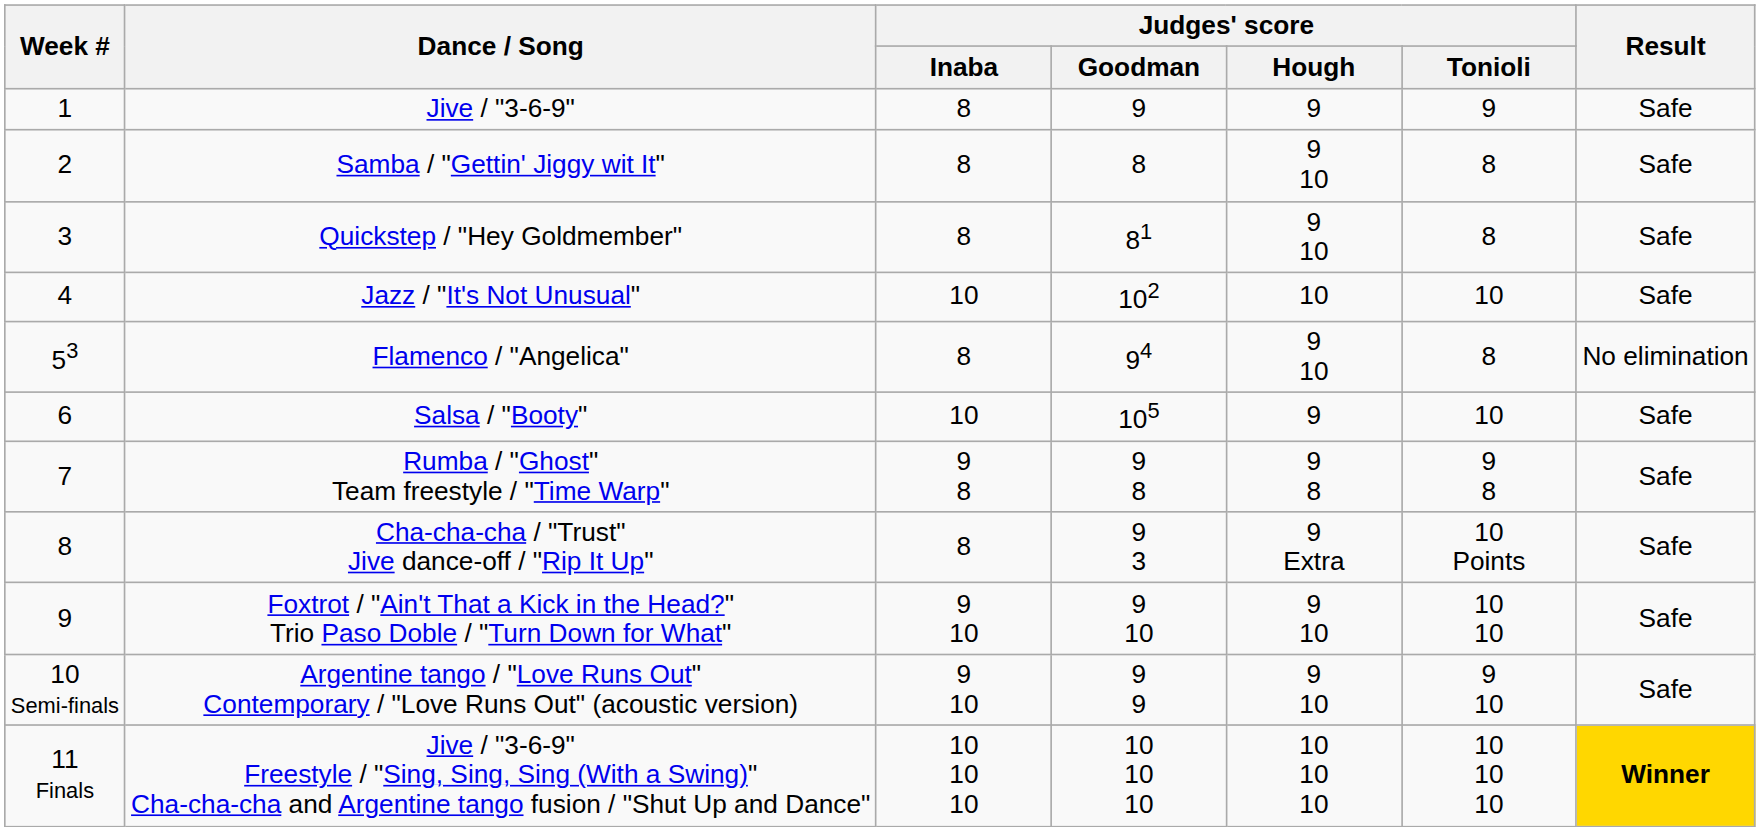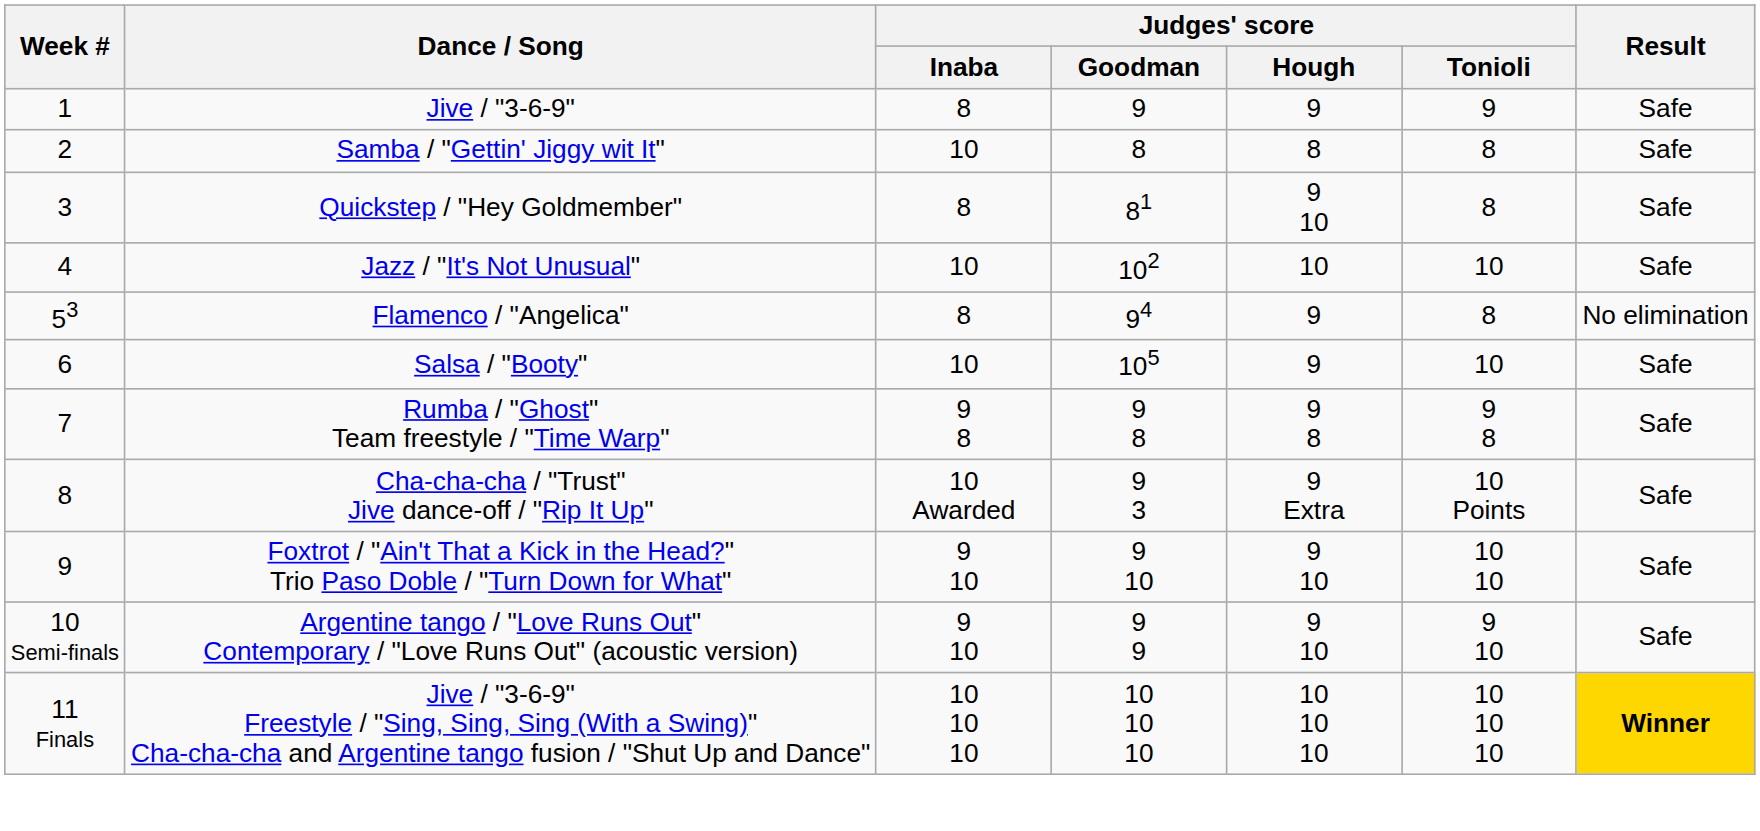(964, 165) 8 -> (964, 150) 10
(1314, 165) 9 10 -> (1314, 150) 8
(1314, 356) 9 10 -> (1314, 315) 9
(964, 547) 8 -> (964, 495) 10 Awarded
